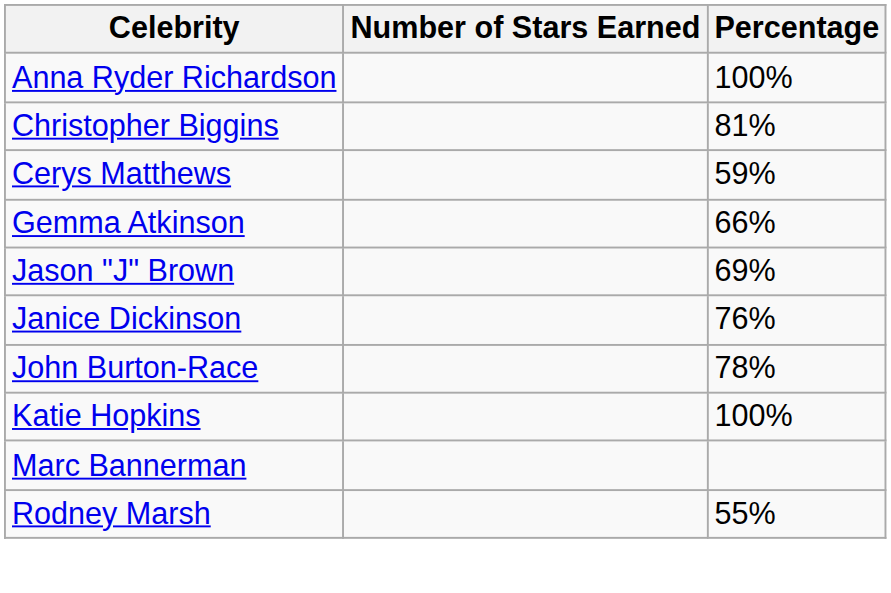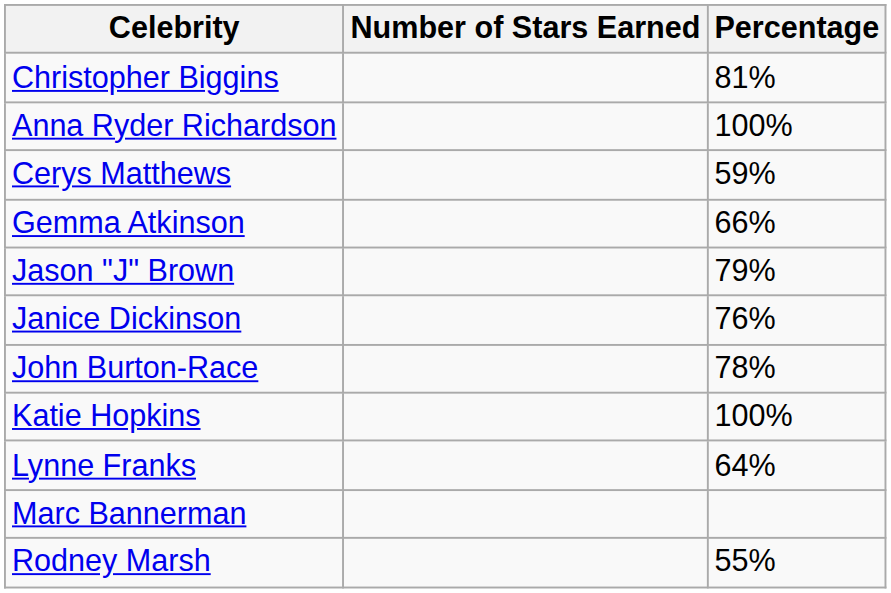rows swapped: (174, 77) <-> (145, 125)
(745, 271) 69% -> (745, 271) 79%
+ row: (104, 464)
